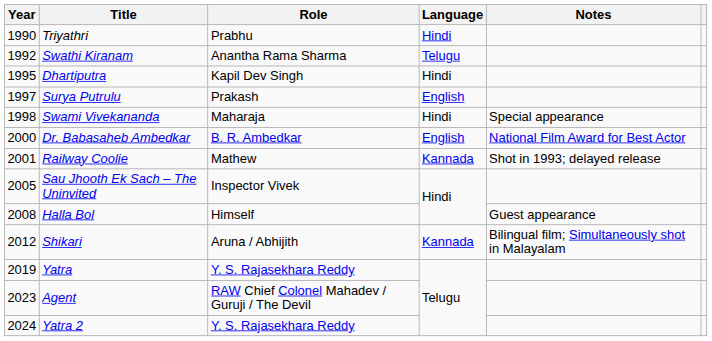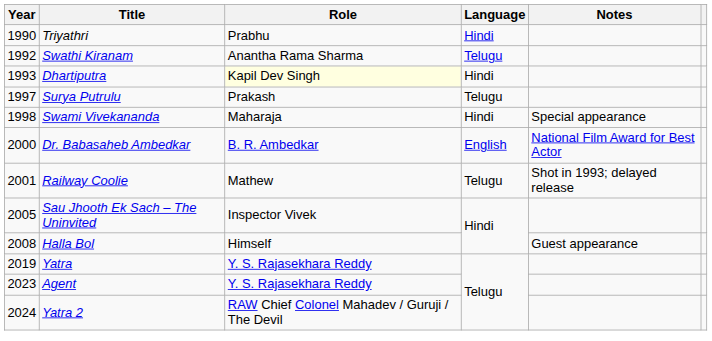(22, 76) 1995 -> (22, 76) 1993
(257, 76) no background -> (274, 76) lightyellow background
(443, 96) English -> (483, 96) Telugu
(448, 158) Kannada -> (483, 180) Telugu
- row: (62, 242)
(299, 297) RAW Chief Colonel Mahadev / Guruji / The Devil -> (300, 284) Y. S. Rajasekhara Reddy
(283, 325) Y. S. Rajasekhara Reddy -> (338, 312) RAW Chief Colonel Mahadev / Guruji / The Devil
